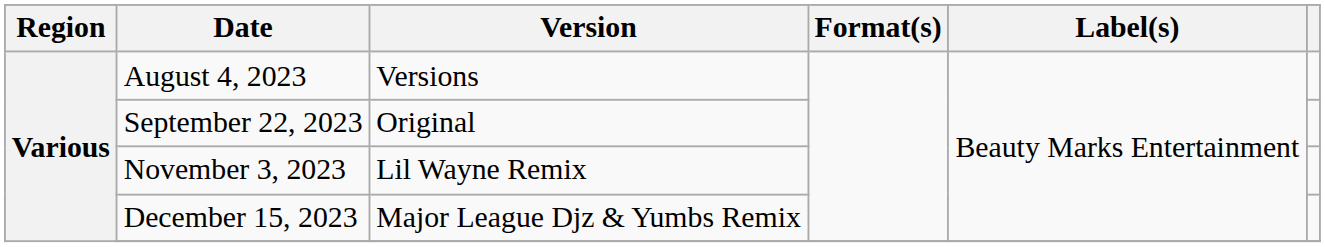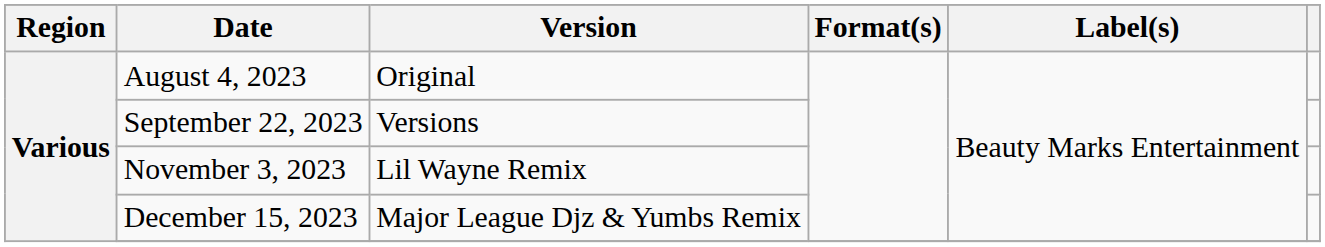(427, 75) Versions -> (426, 75) Original
(426, 122) Original -> (427, 122) Versions
